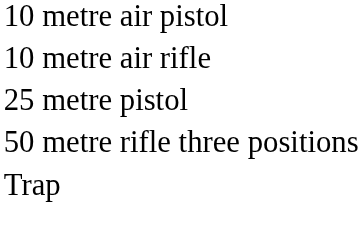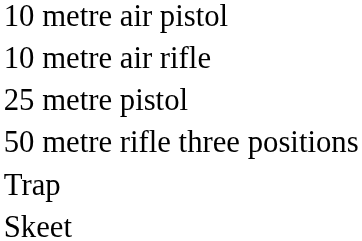+ row: (38, 226)
